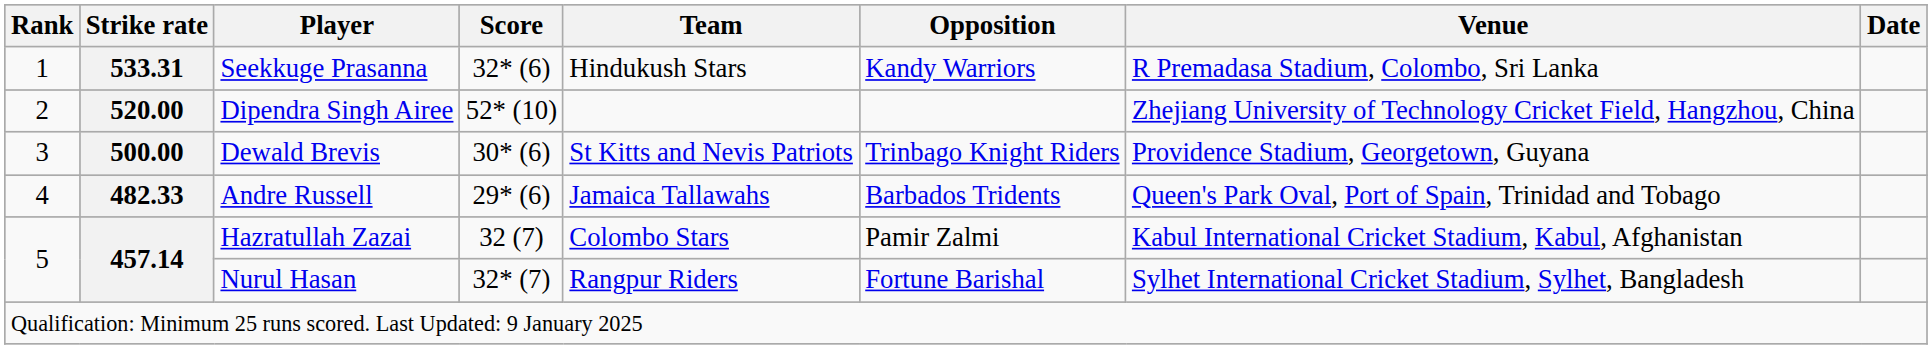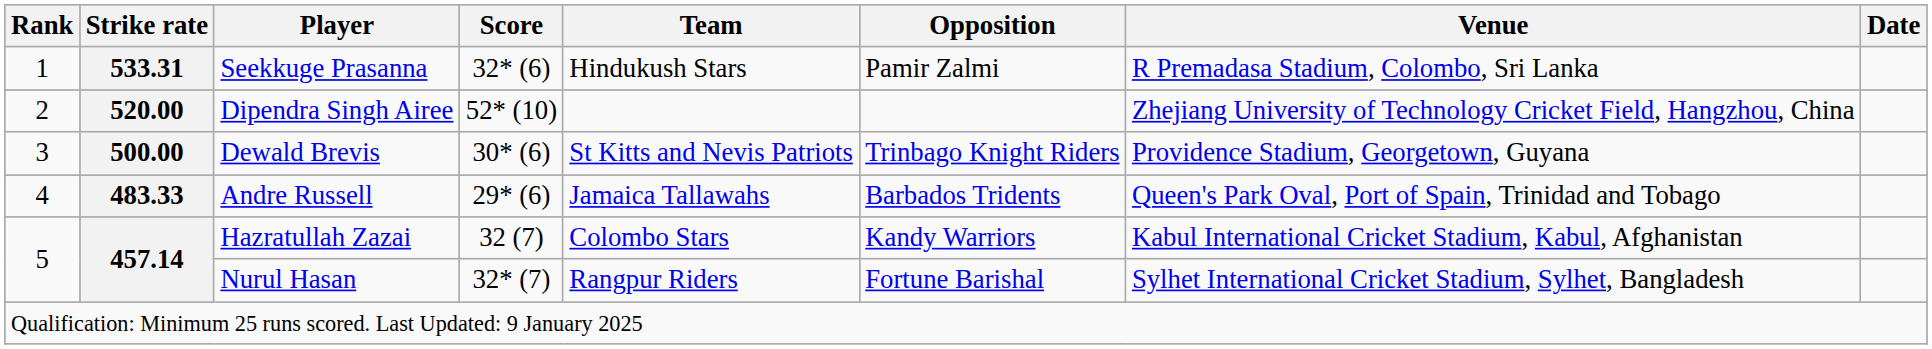(950, 68) Kandy Warriors -> (932, 68) Pamir Zalmi
(147, 195) 482.33 -> (147, 195) 483.33
(932, 237) Pamir Zalmi -> (950, 237) Kandy Warriors
